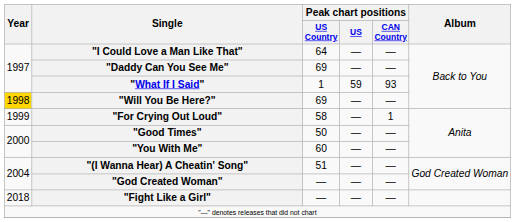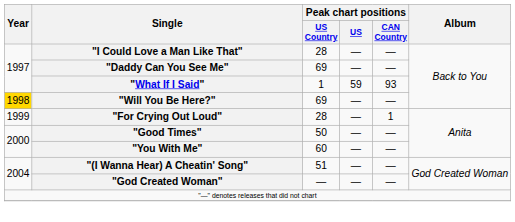(321, 52) 64 -> (321, 52) 28
(321, 117) 58 -> (321, 117) 28
- row: (167, 198)
